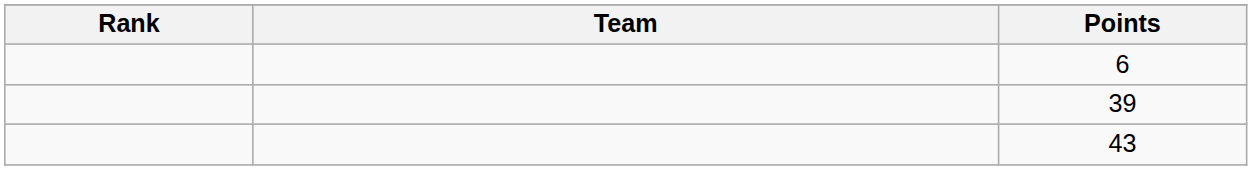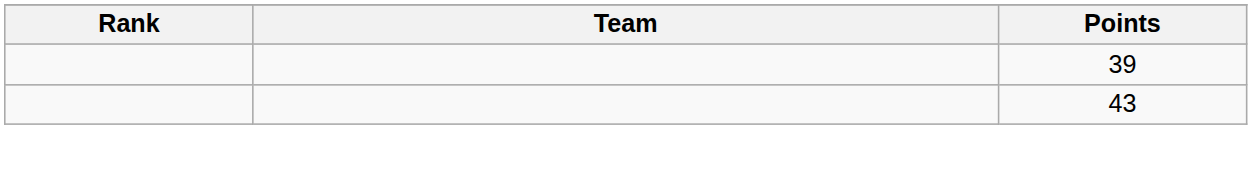- row: (1122, 64)
